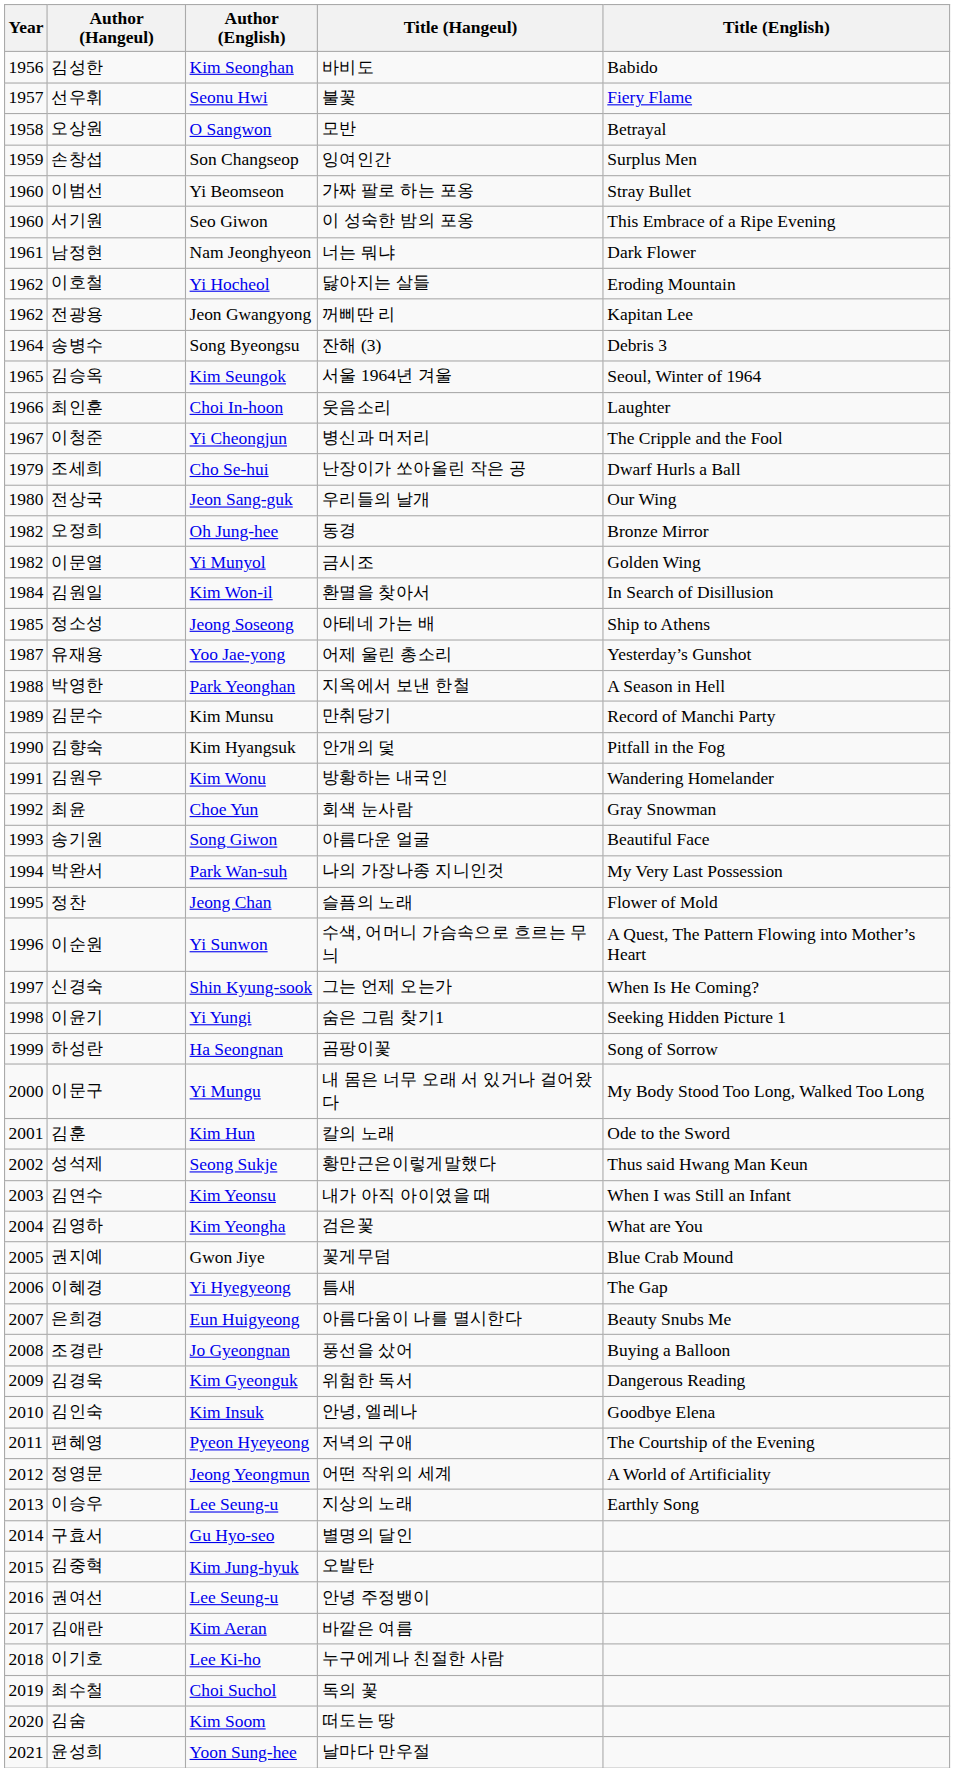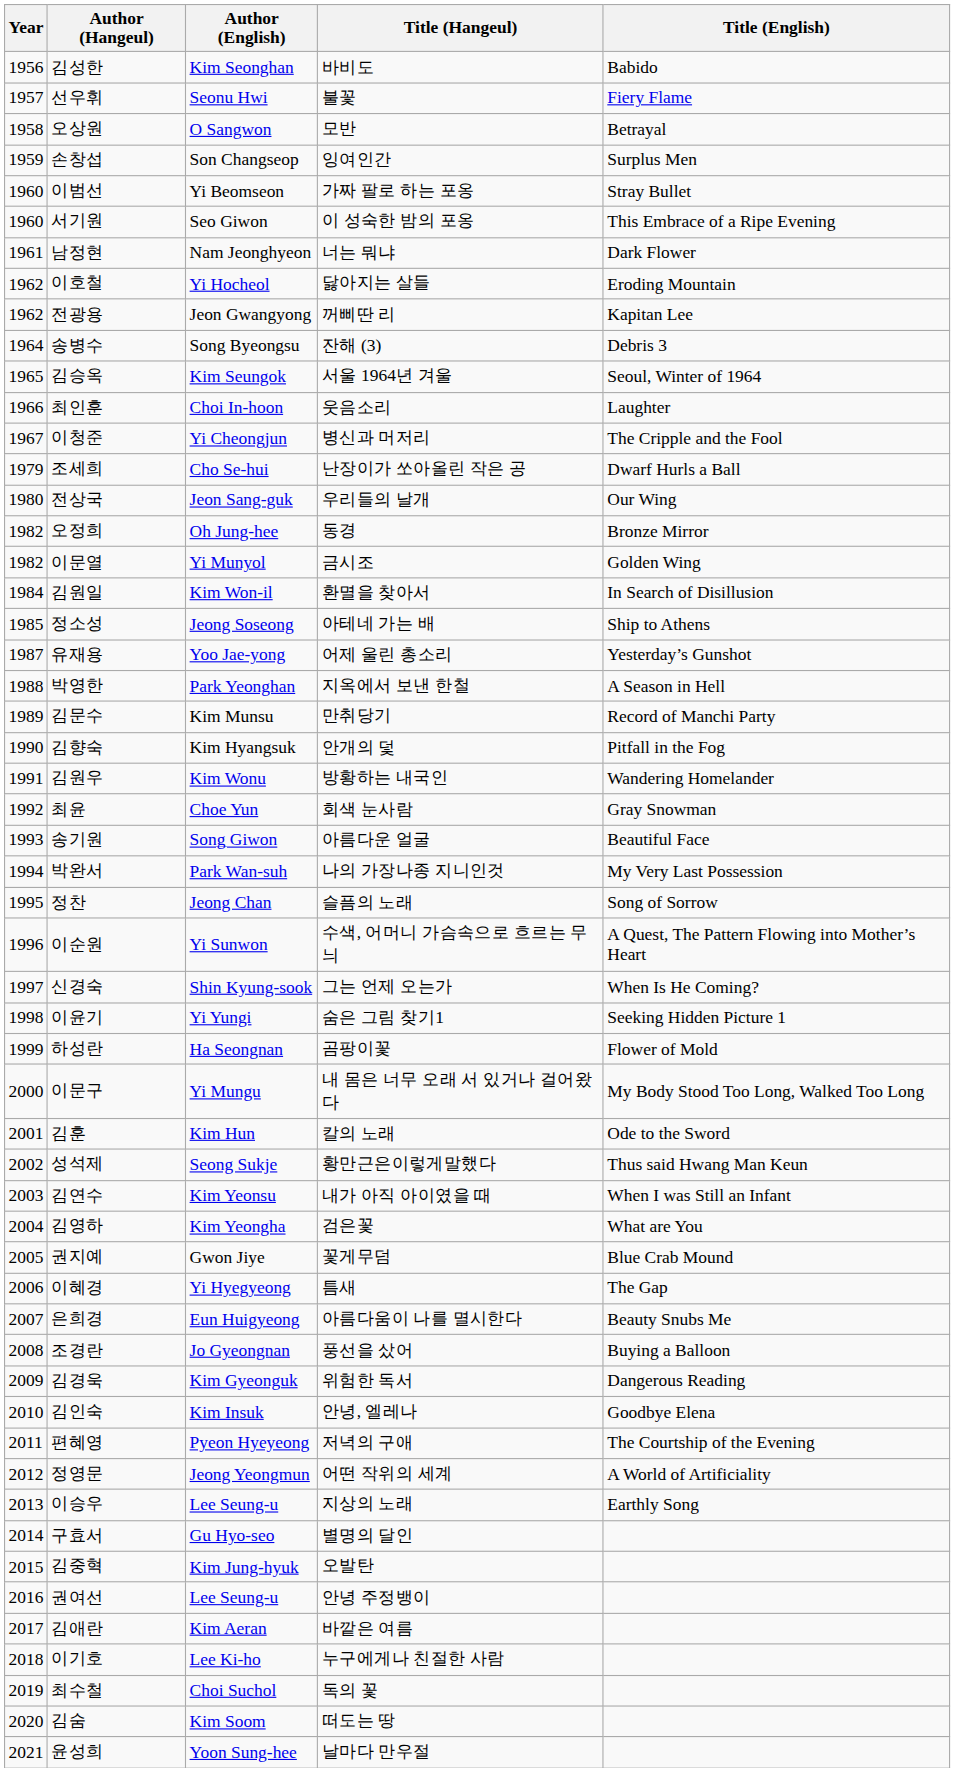(663, 902) Flower of Mold -> (663, 902) Song of Sorrow
(663, 1048) Song of Sorrow -> (663, 1048) Flower of Mold
